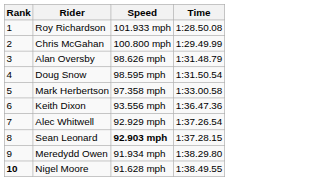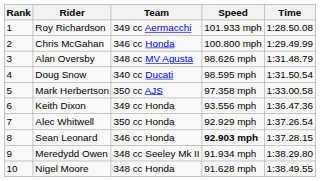+ column: (157, 12)
(12, 169) bold -> (12, 169) normal
